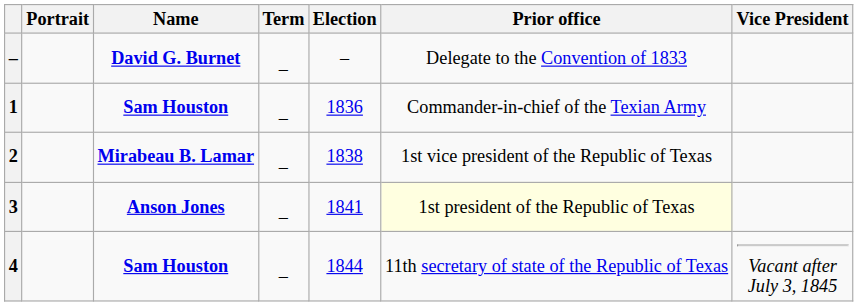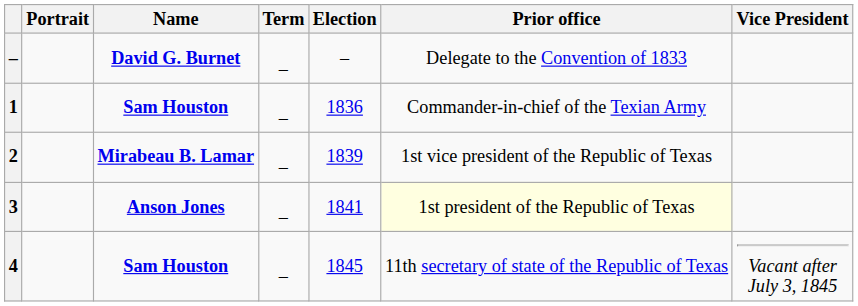(345, 157) 1838 -> (345, 157) 1839
(345, 266) 1844 -> (345, 266) 1845
